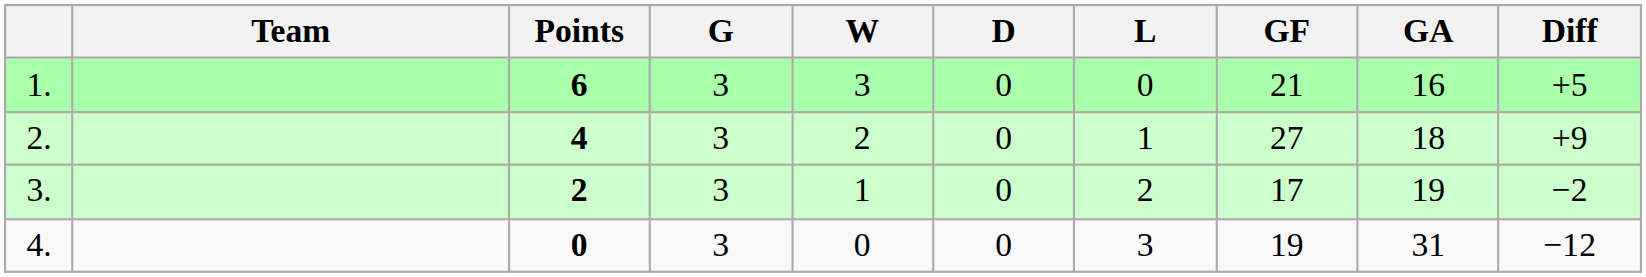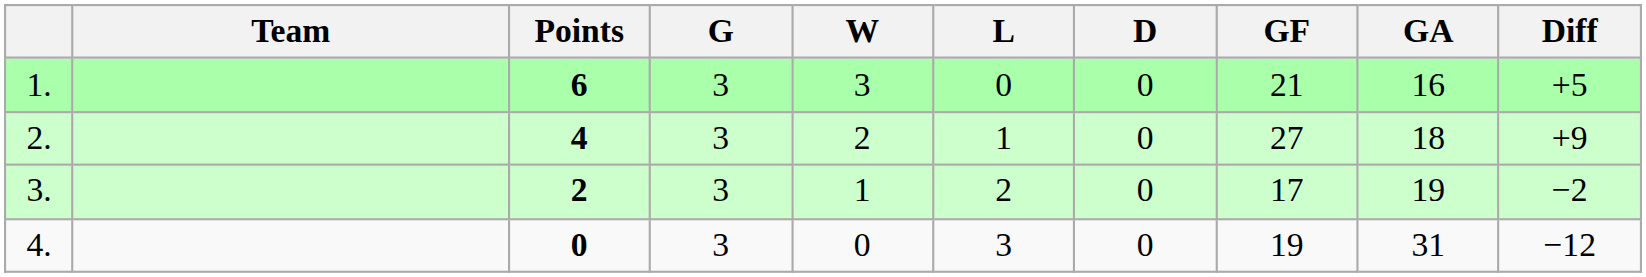columns swapped: (1004, 31) <-> (1145, 31)
